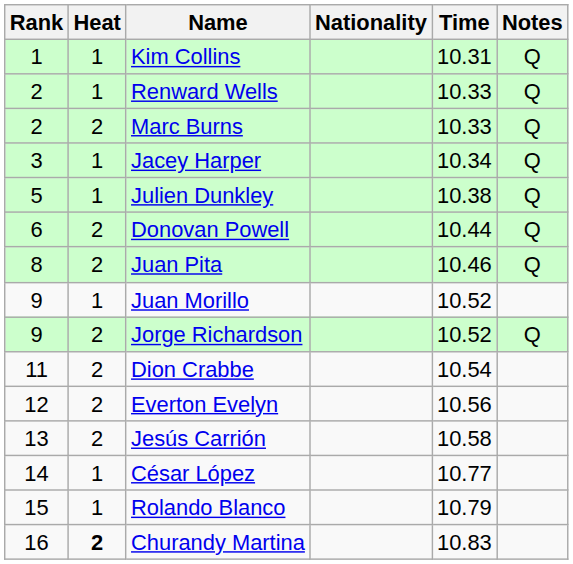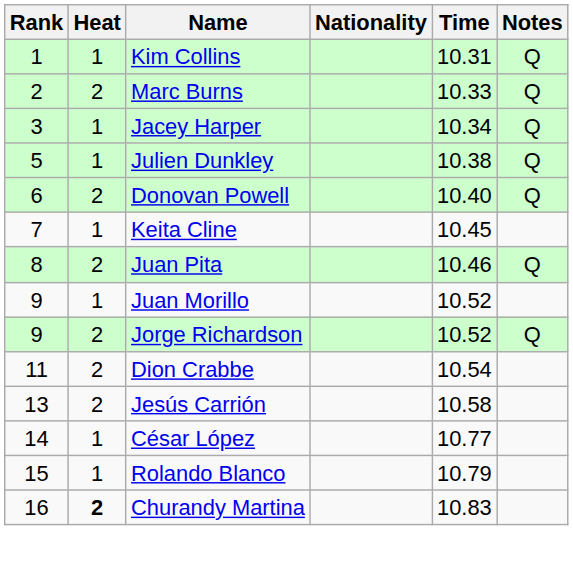- row: (204, 92)
(464, 230) 10.44 -> (464, 195) 10.40
+ row: (184, 230)
- row: (205, 403)
